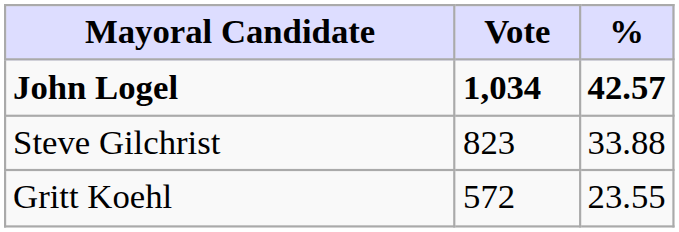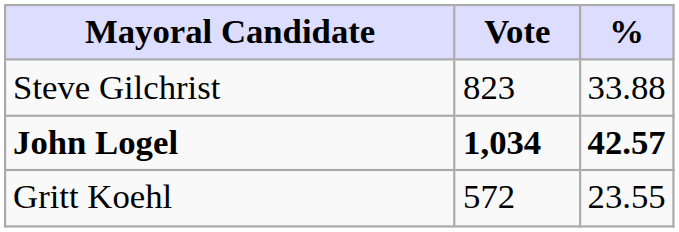rows swapped: (96, 87) <-> (117, 142)
